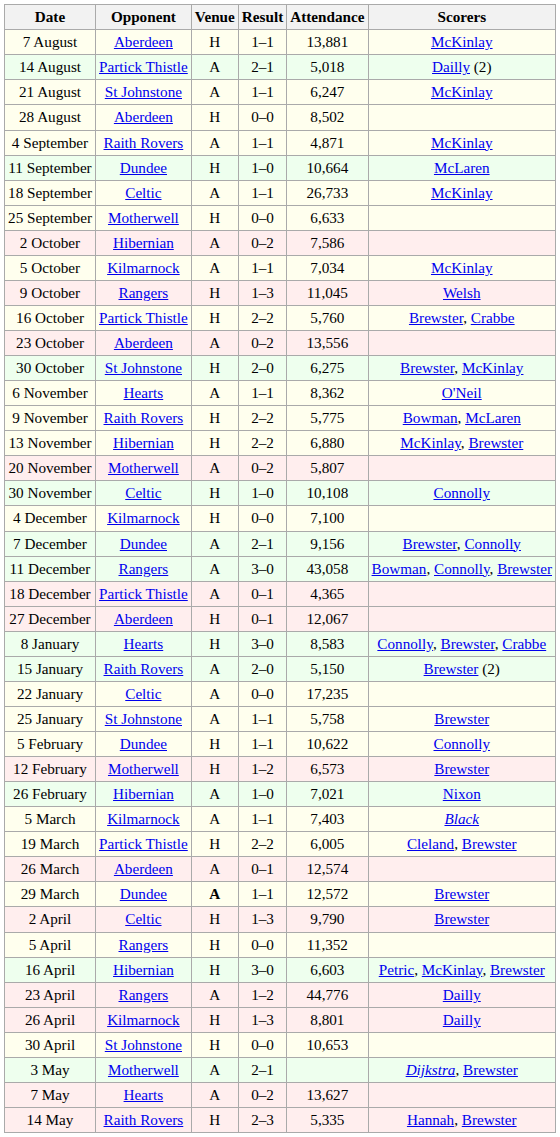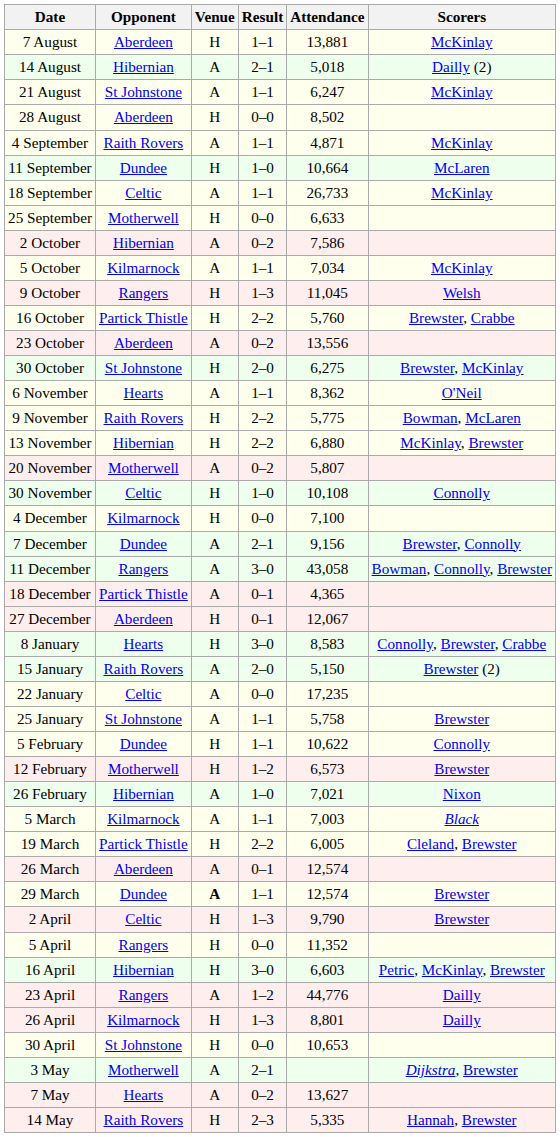(143, 67) Partick Thistle -> (143, 67) Hibernian
(327, 819) 7,403 -> (327, 819) 7,003
(327, 894) 12,572 -> (327, 894) 12,574
